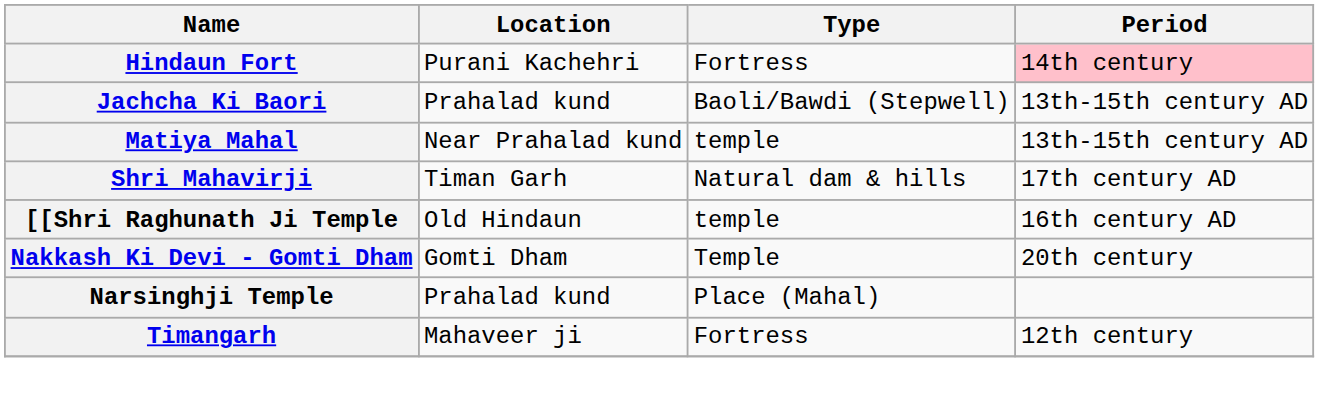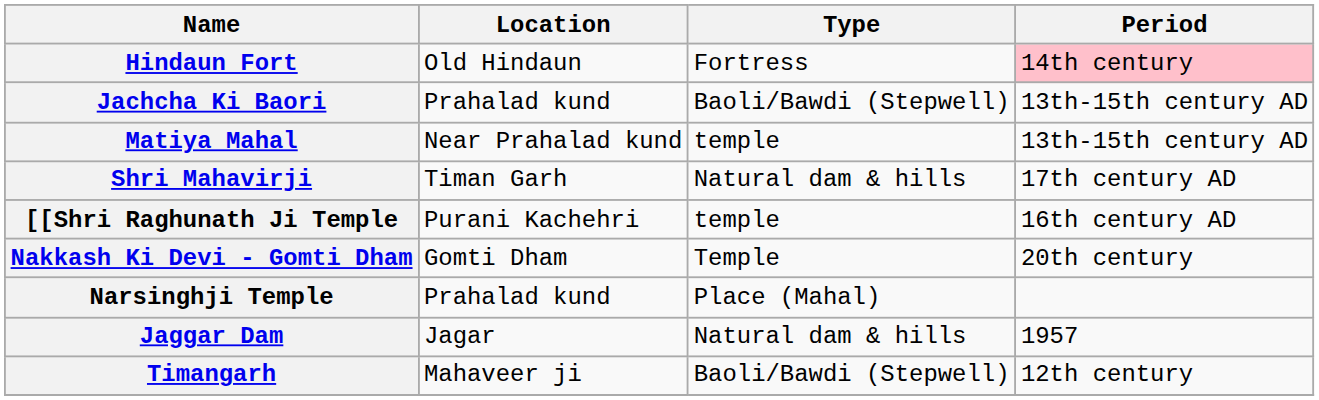(532, 63) Purani Kachehri -> (503, 63) Old Hindaun
(503, 219) Old Hindaun -> (532, 219) Purani Kachehri
+ row: (212, 336)
(751, 336) Fortress -> (852, 375) Baoli/Bawdi (Stepwell)
